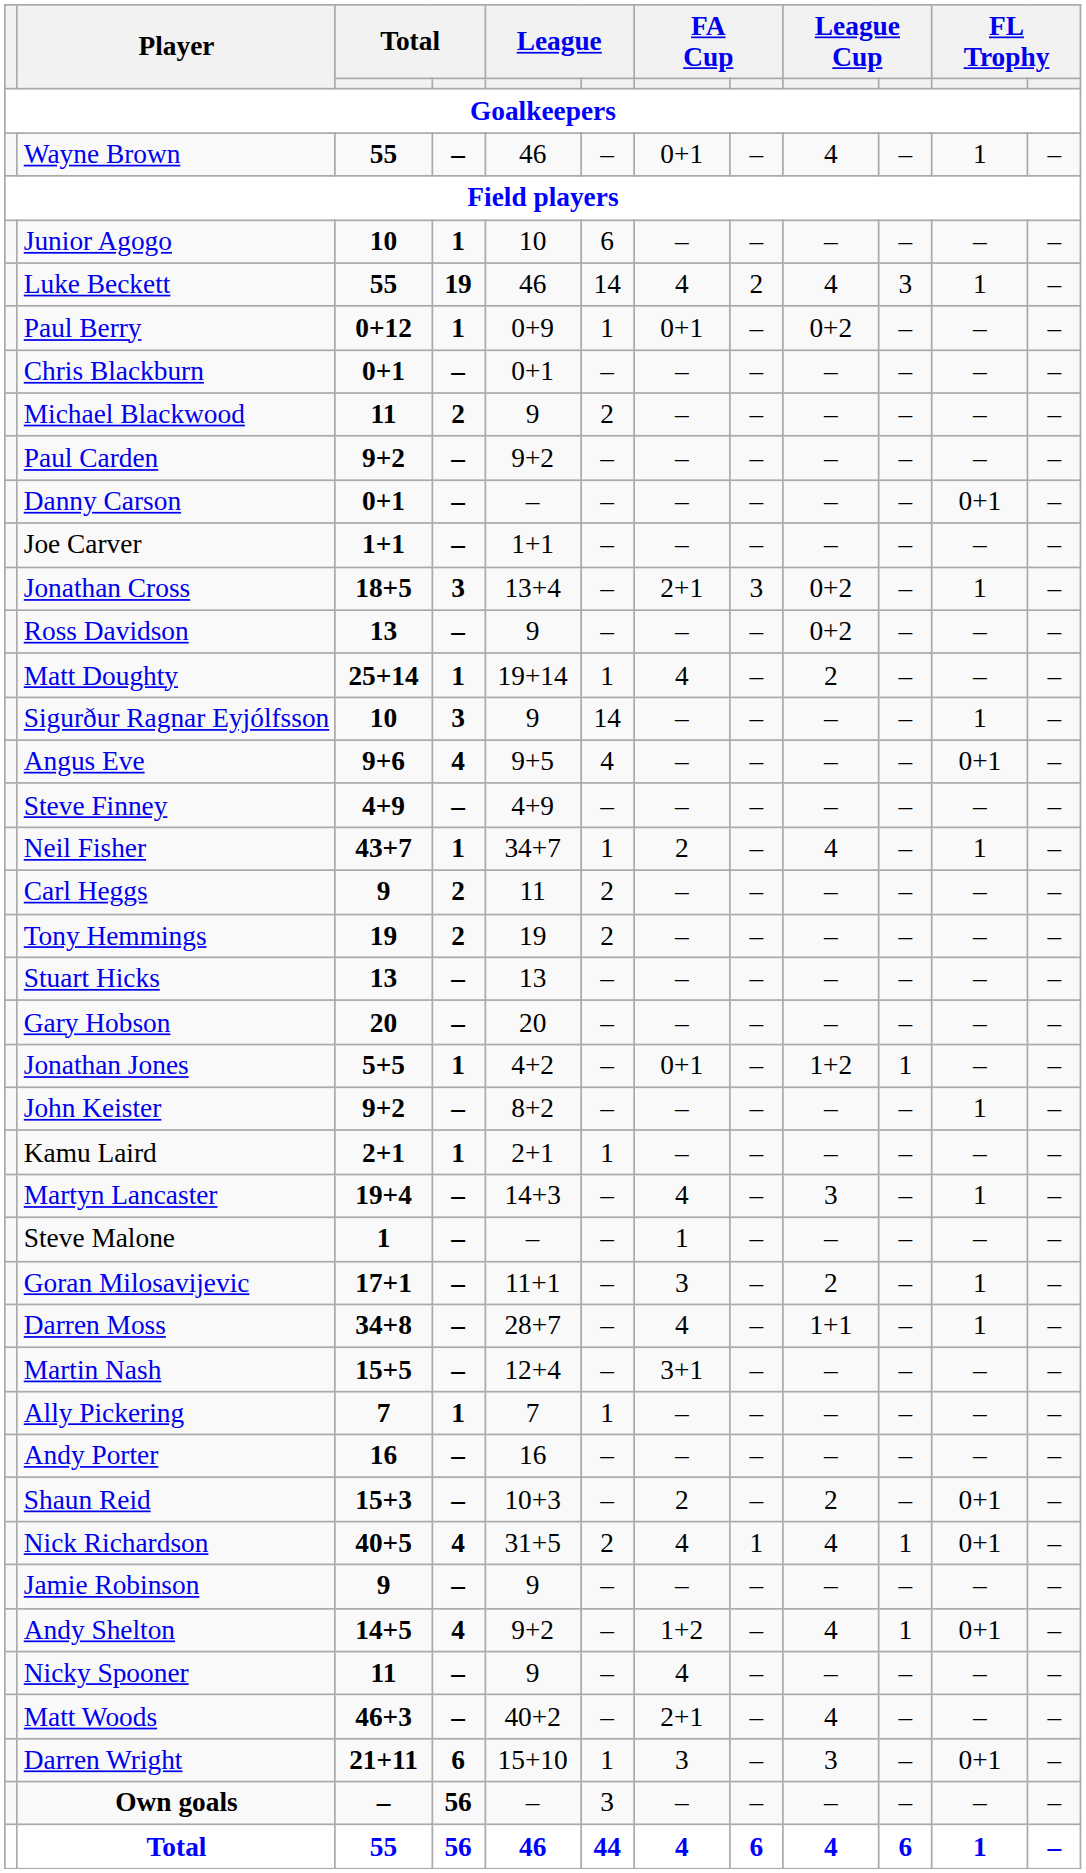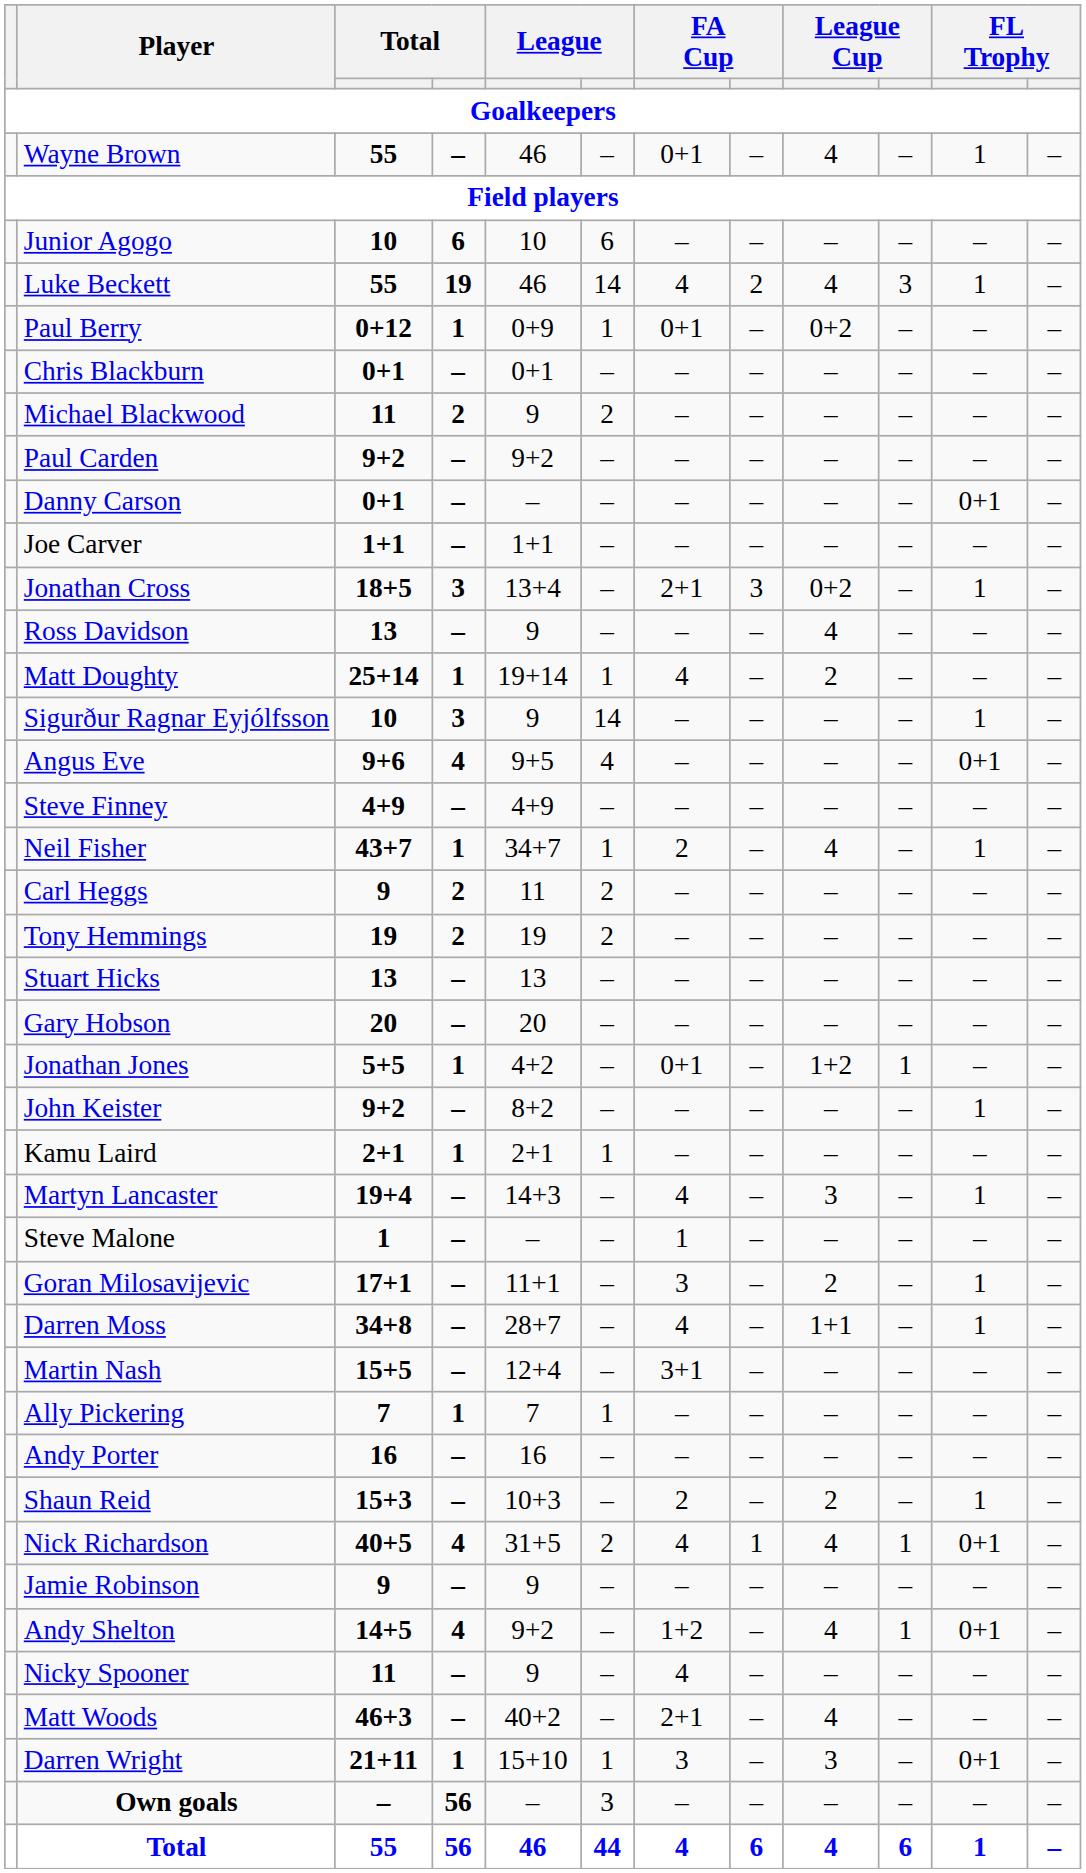(458, 240) 1 -> (458, 240) 6
(831, 631) 0+2 -> (831, 631) 4
(980, 1499) 0+1 -> (980, 1499) 1
(458, 1759) 6 -> (458, 1759) 1
